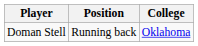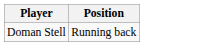- column: (166, 13)
